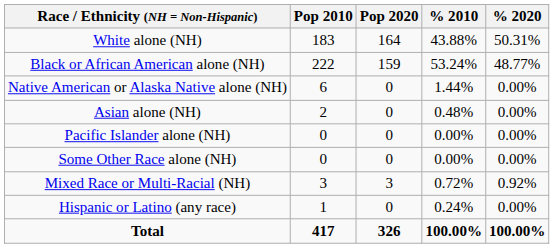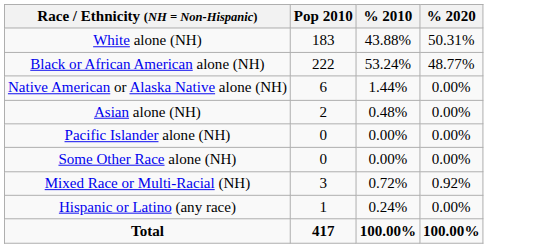- column: (389, 16)
